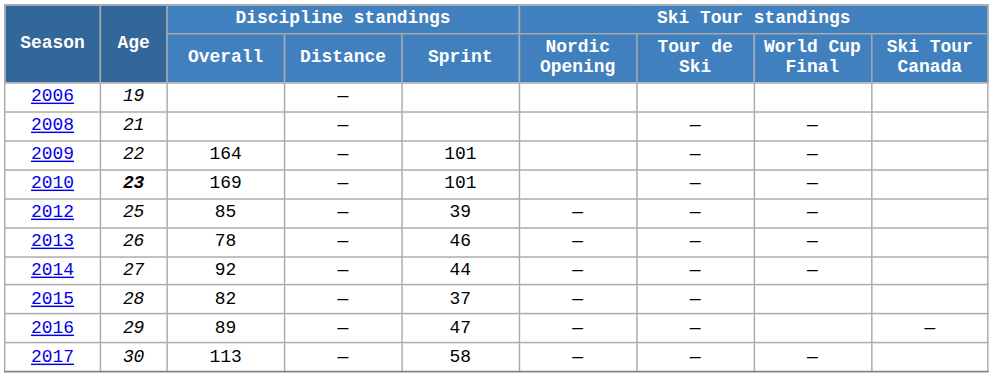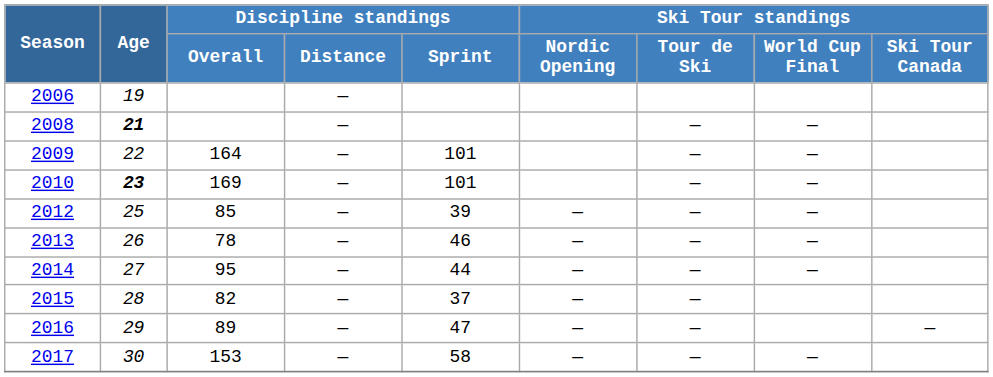(134, 127) normal -> (134, 127) bold
(226, 271) 92 -> (226, 271) 95
(226, 358) 113 -> (226, 358) 153
